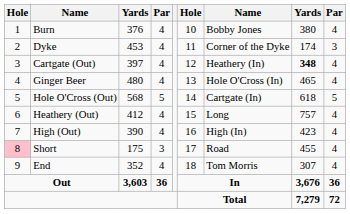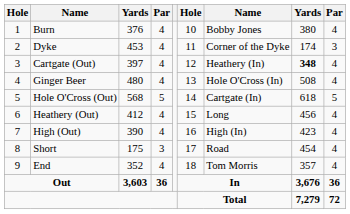(308, 81) 465 -> (308, 81) 508
(308, 115) 757 -> (308, 115) 456
(18, 149) pink background -> (18, 149) no background
(308, 149) 455 -> (308, 149) 454
(308, 166) 307 -> (308, 166) 357
